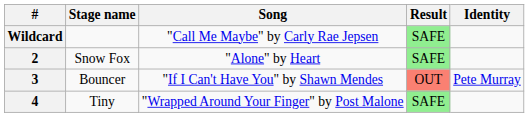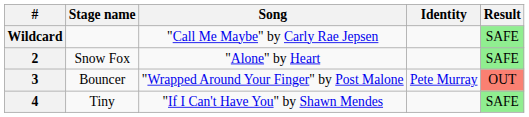columns swapped: (487, 15) <-> (428, 15)
(273, 79) "If I Can't Have You" by Shawn Mendes -> (273, 79) "Wrapped Around Your Finger" by Post Malone
(273, 101) "Wrapped Around Your Finger" by Post Malone -> (273, 101) "If I Can't Have You" by Shawn Mendes
